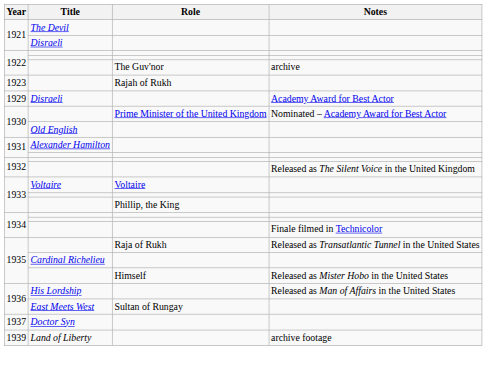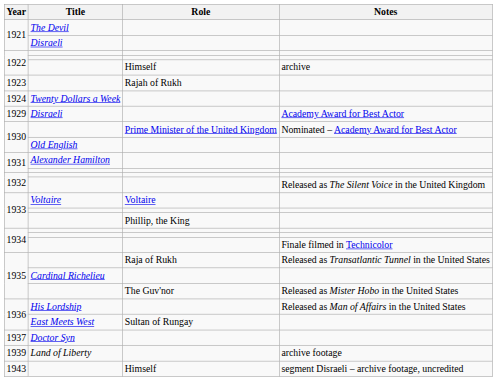(139, 67) The Guv'nor -> (141, 67) Himself
+ row: (16, 98)
(130, 275) Himself -> (149, 291) The Guv'nor
+ row: (16, 368)
